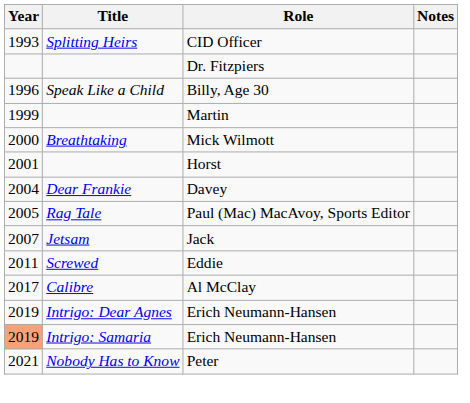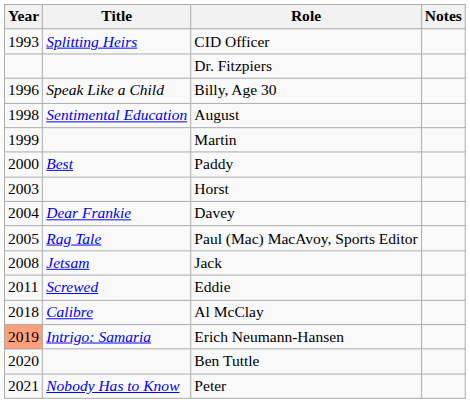+ row: (117, 115)
+ row: (60, 164)
- row: (86, 139)
(24, 164) 2001 -> (24, 189) 2003
(24, 238) 2007 -> (24, 262) 2008
(24, 287) 2017 -> (24, 312) 2018
- row: (109, 312)
+ row: (117, 361)
